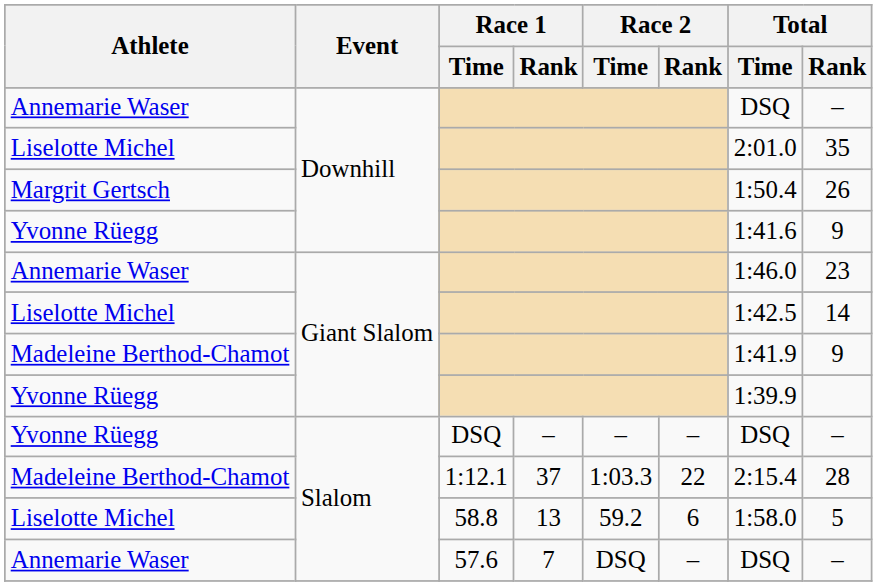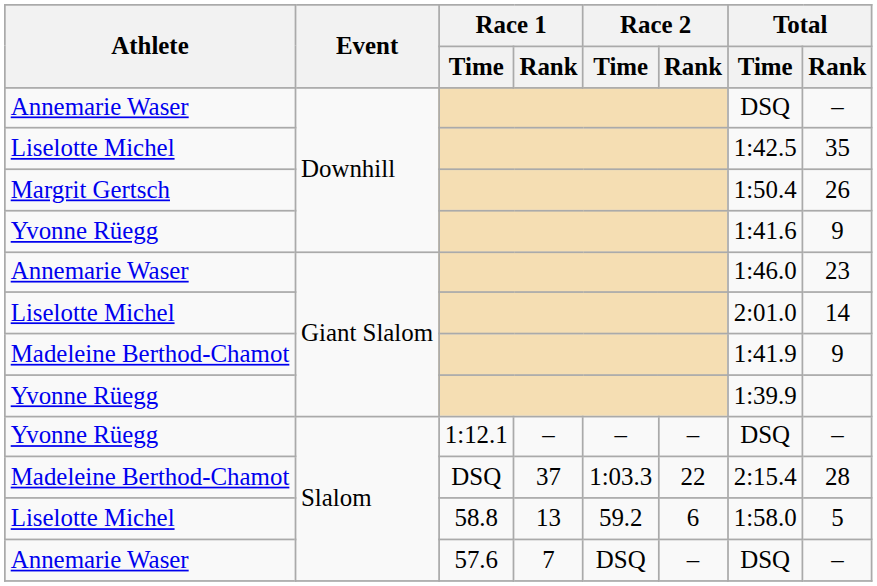(765, 148) 2:01.0 -> (765, 148) 1:42.5
(765, 313) 1:42.5 -> (765, 313) 2:01.0
(476, 436) DSQ -> (476, 436) 1:12.1
(476, 477) 1:12.1 -> (476, 477) DSQ
